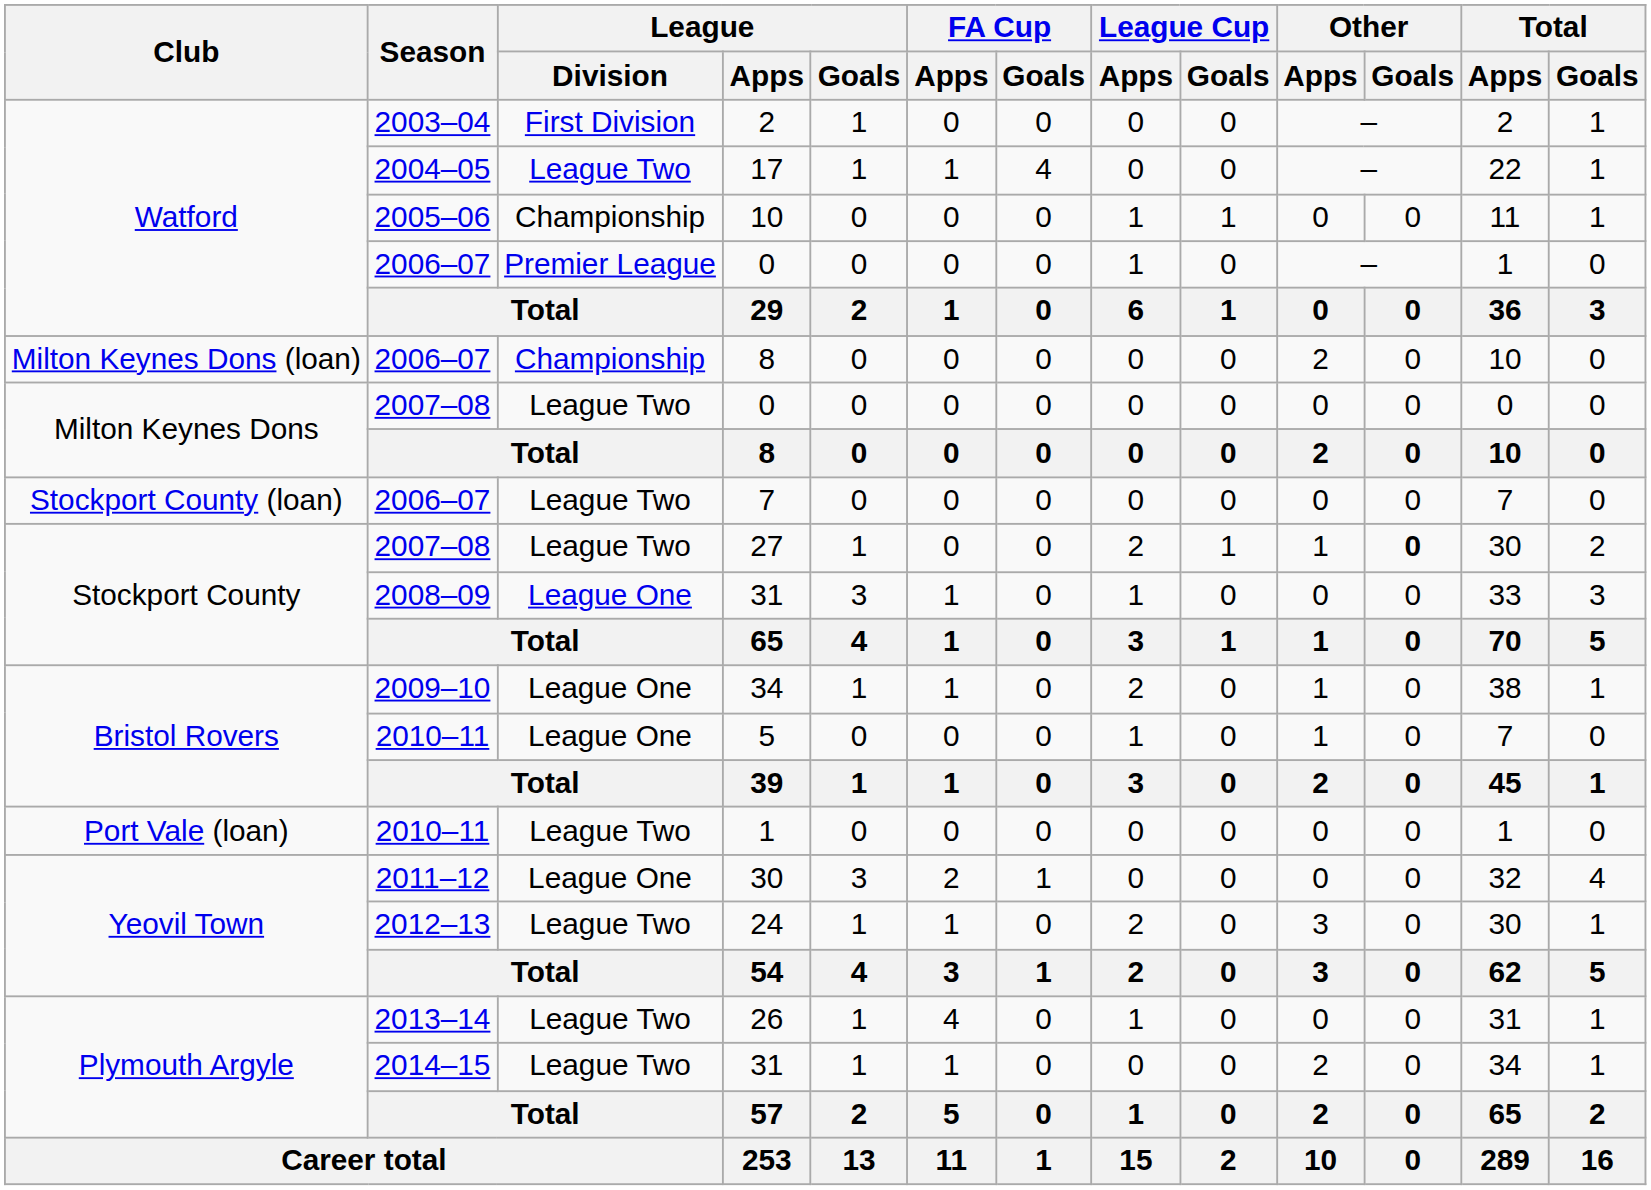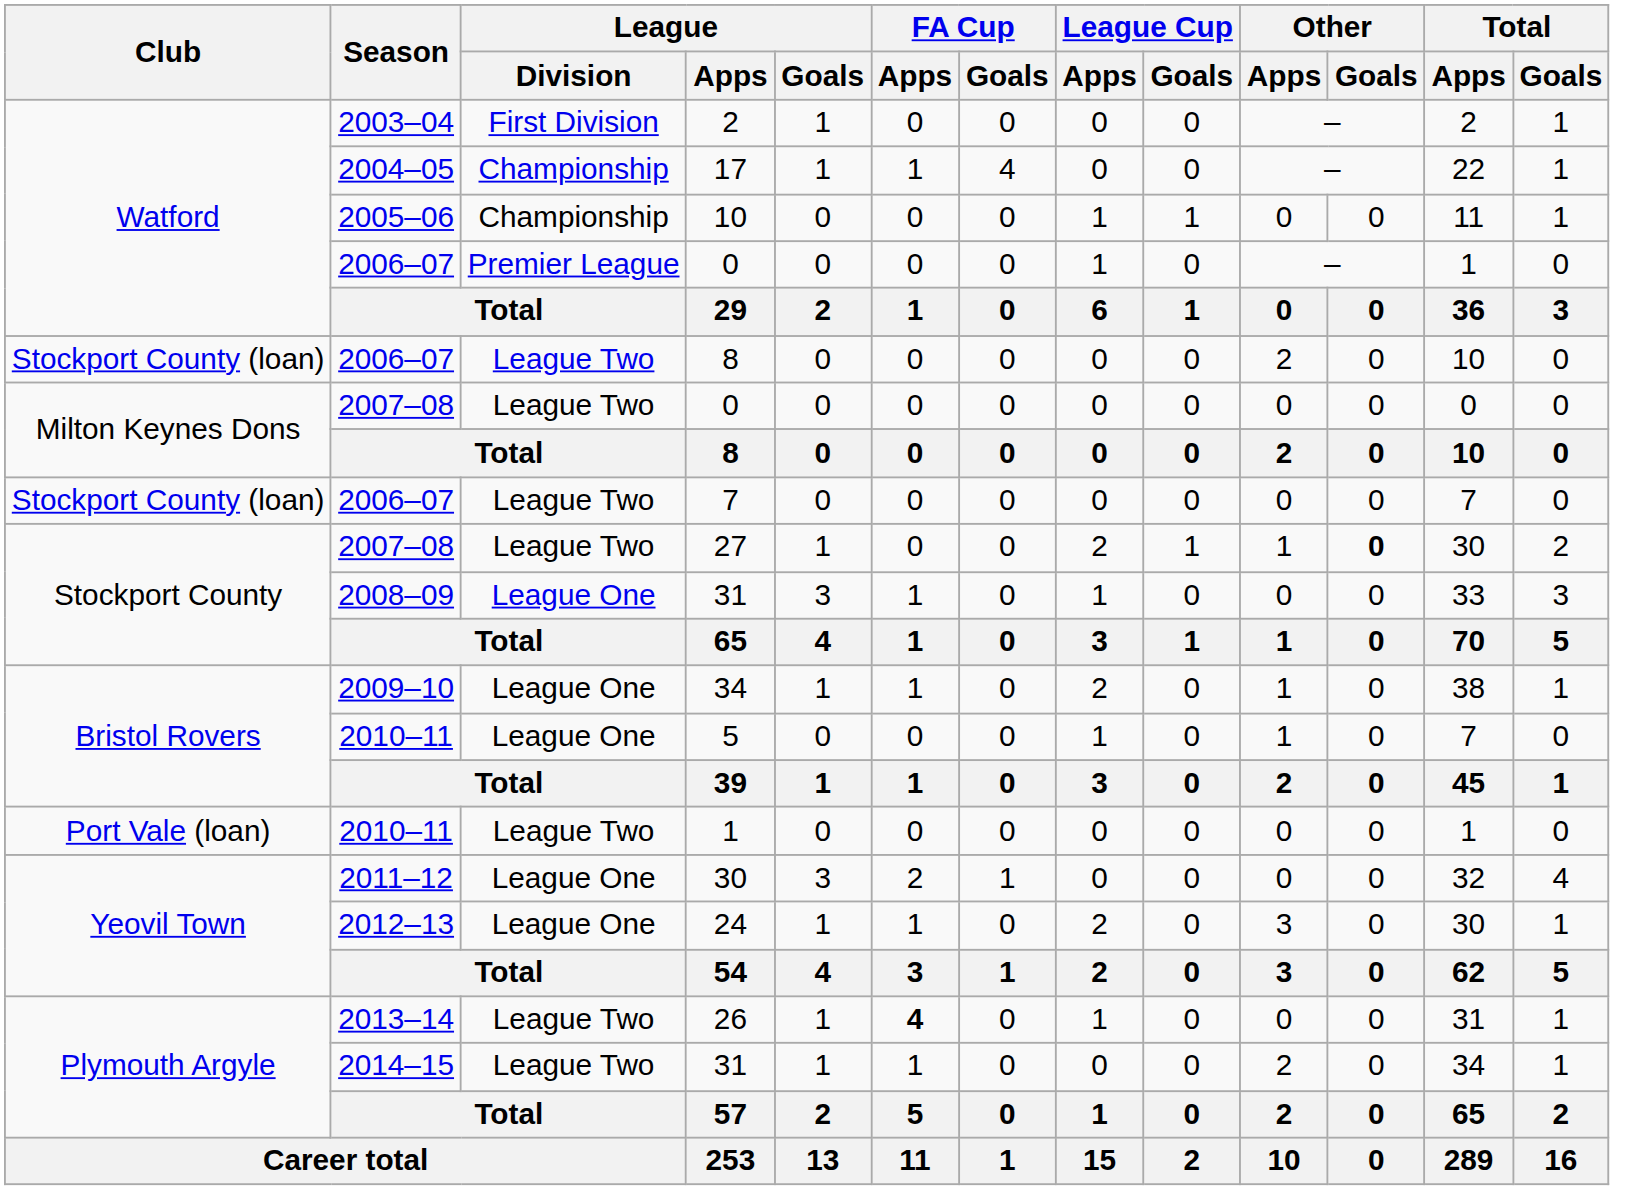(610, 169) League Two -> (574, 169) Championship
(186, 358) Milton Keynes Dons (loan) -> (168, 358) Stockport County (loan)
(610, 358) Championship -> (574, 358) League Two
(610, 924) League Two -> (574, 924) League One
(951, 1019) normal -> (915, 1019) bold
